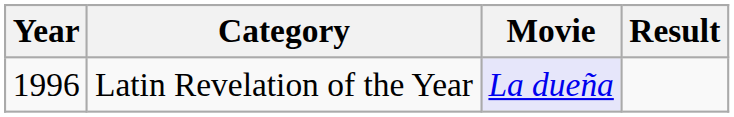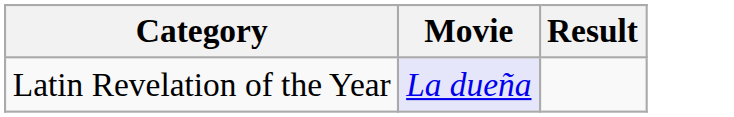- column: (46, 31)
